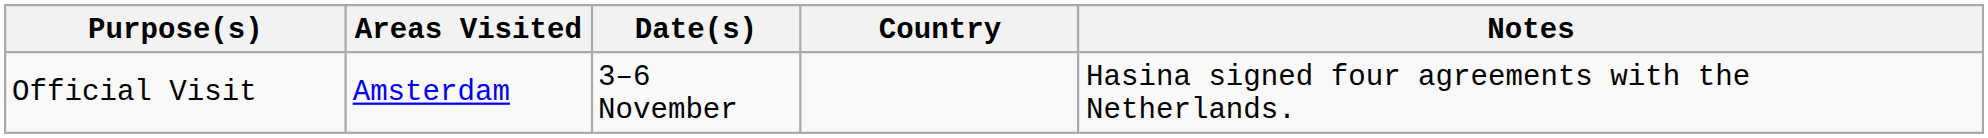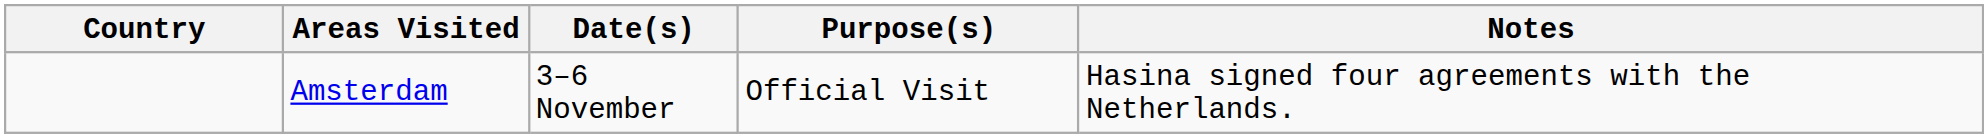columns swapped: (940, 29) <-> (175, 29)
